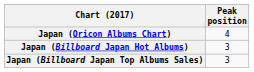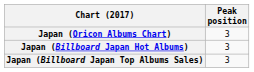(227, 34) 4 -> (227, 34) 3
